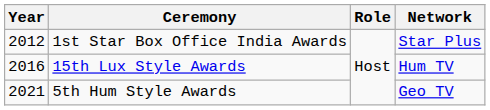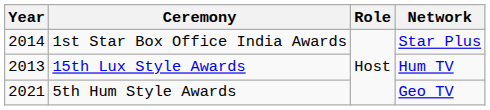(27, 42) 2012 -> (27, 42) 2014
(27, 67) 2016 -> (27, 67) 2013
